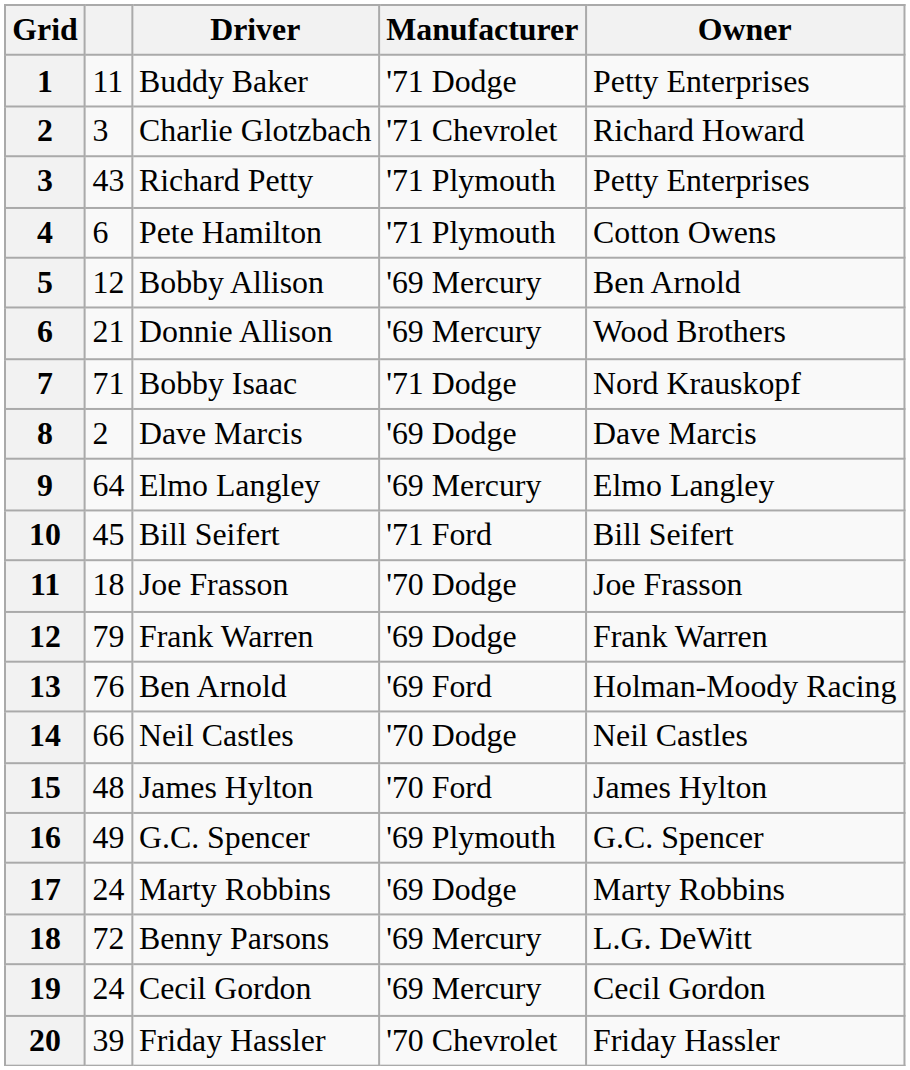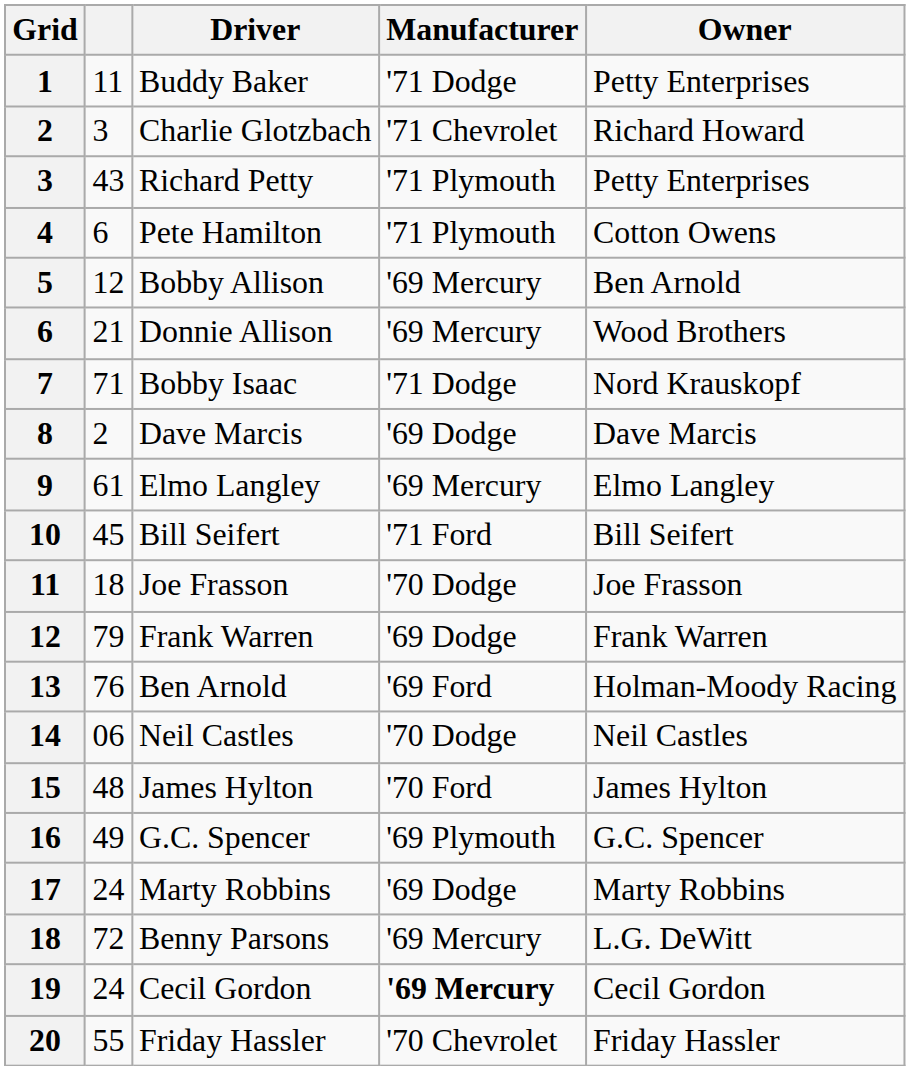(108, 484) 64 -> (108, 484) 61
(108, 736) 66 -> (108, 736) 06
(464, 989) normal -> (470, 989) bold
(108, 1039) 39 -> (108, 1039) 55
